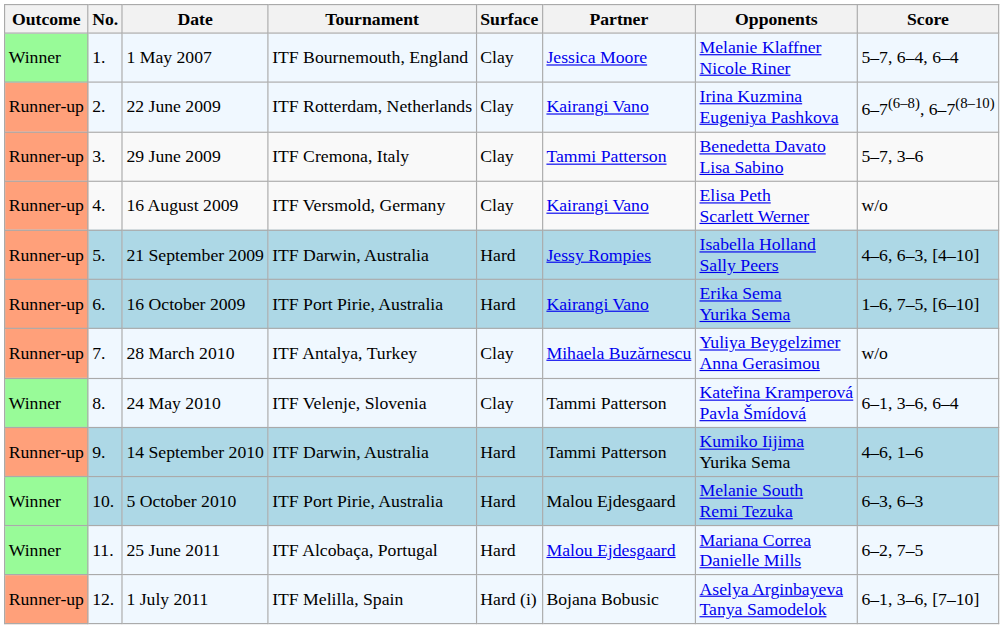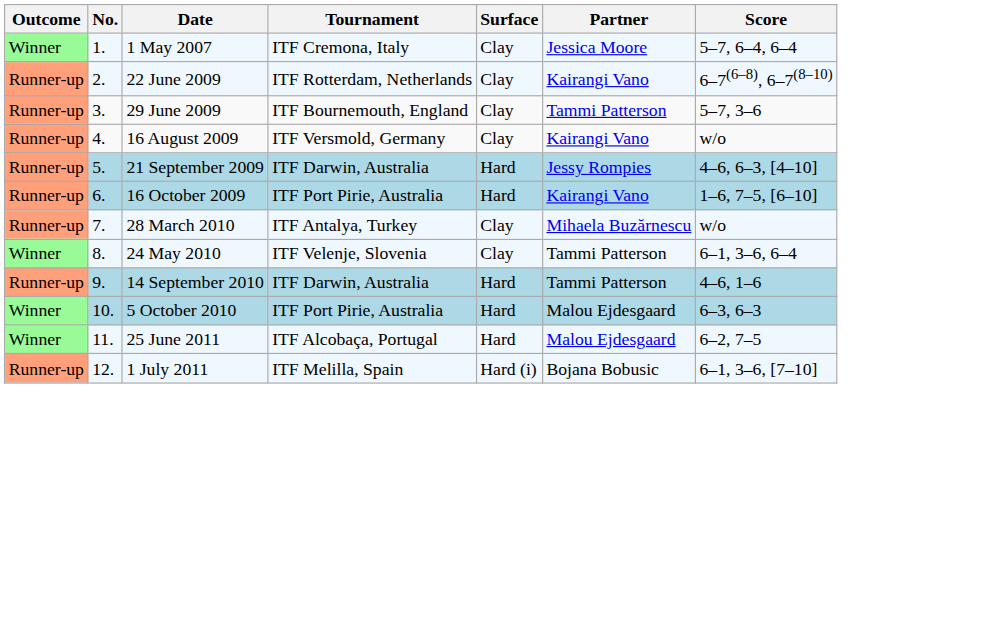- column: (776, 18)
(370, 57) ITF Bournemouth, England -> (341, 47) ITF Cremona, Italy
(341, 155) ITF Cremona, Italy -> (370, 109) ITF Bournemouth, England
